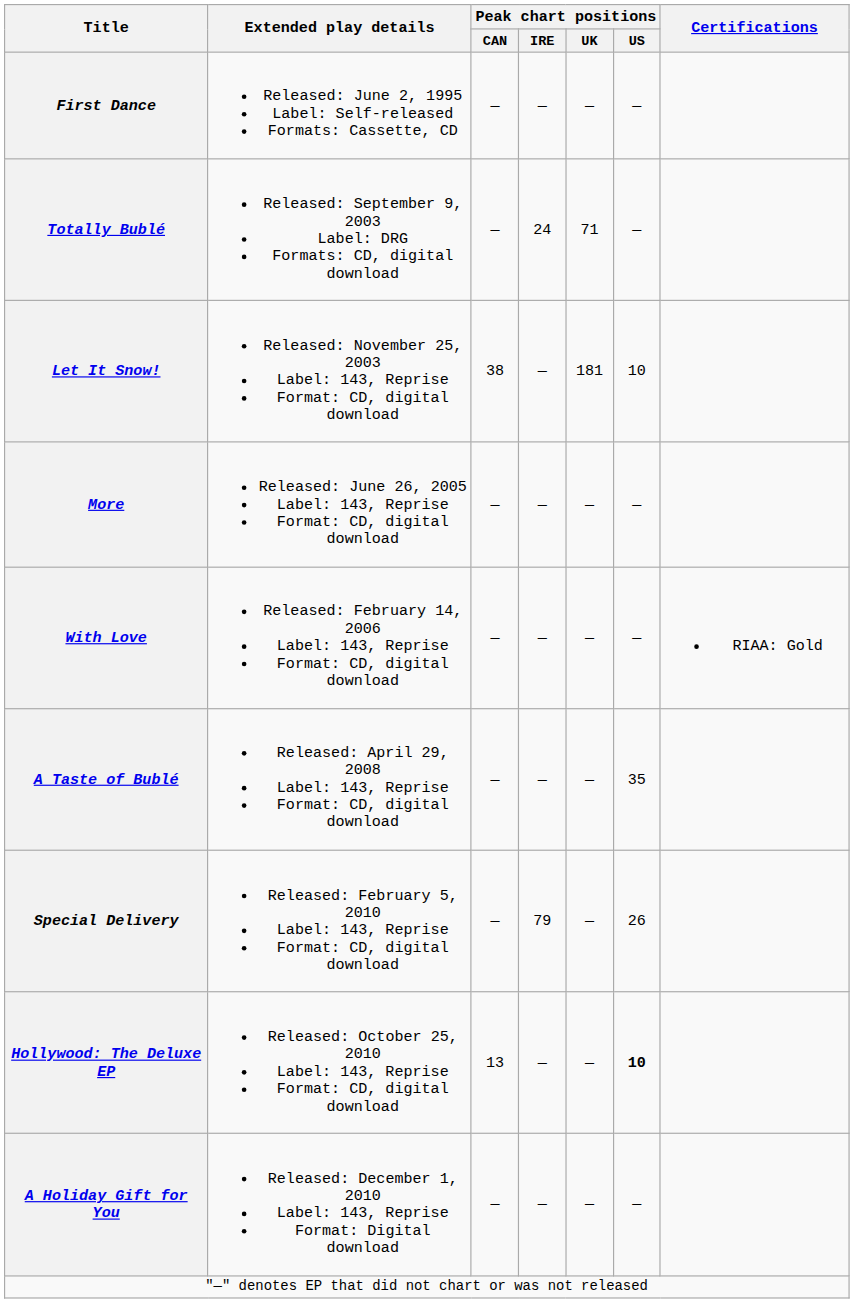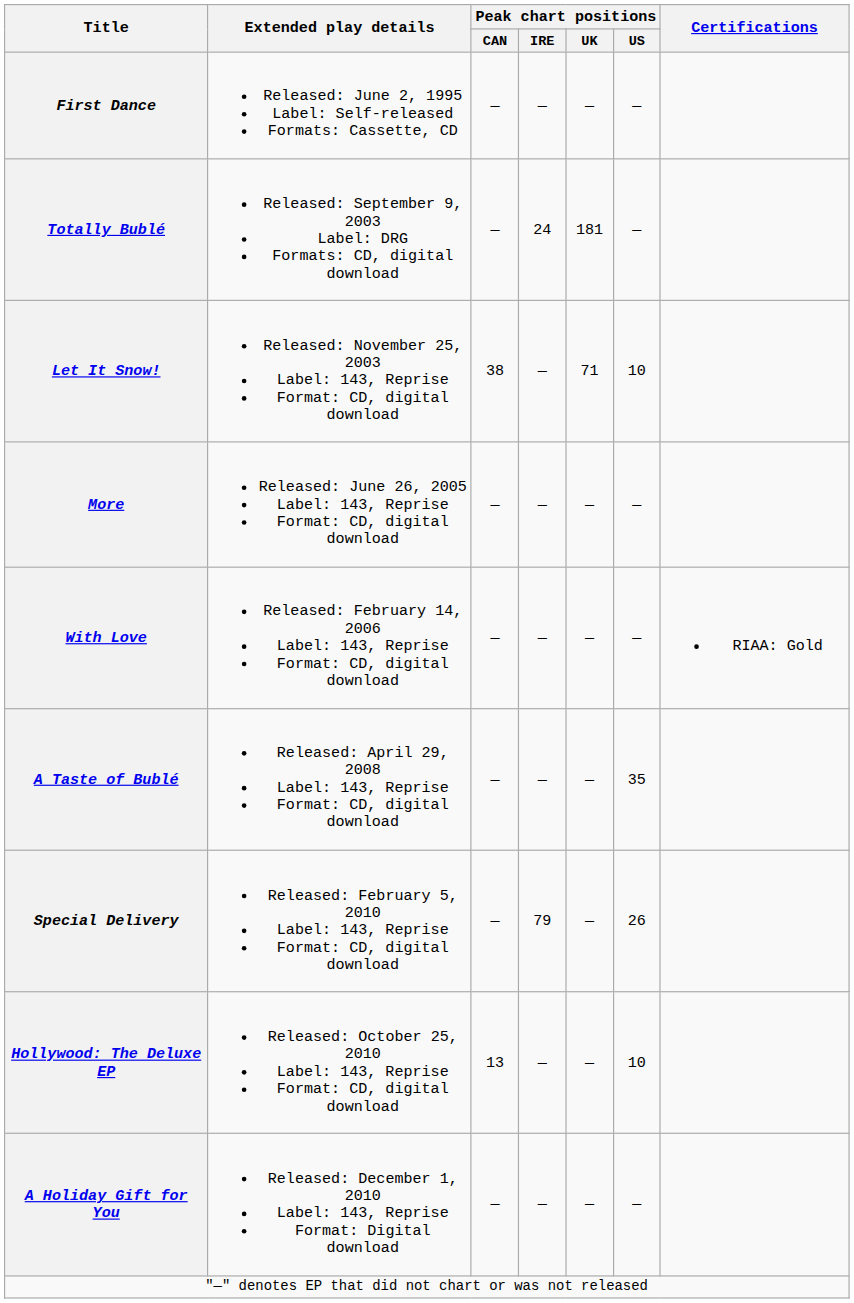(590, 230) 71 -> (590, 230) 181
(590, 372) 181 -> (590, 372) 71
(637, 1063) bold -> (637, 1063) normal
